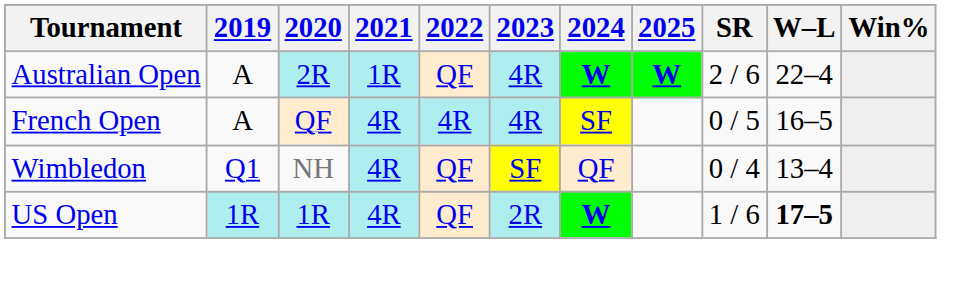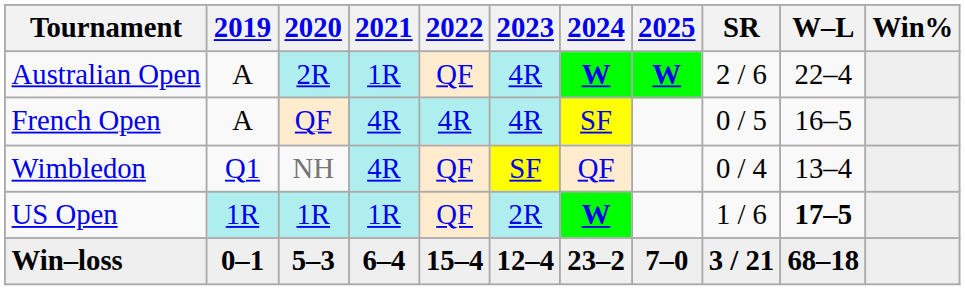(384, 213) 4R -> (384, 213) 1R
+ row: (67, 260)
